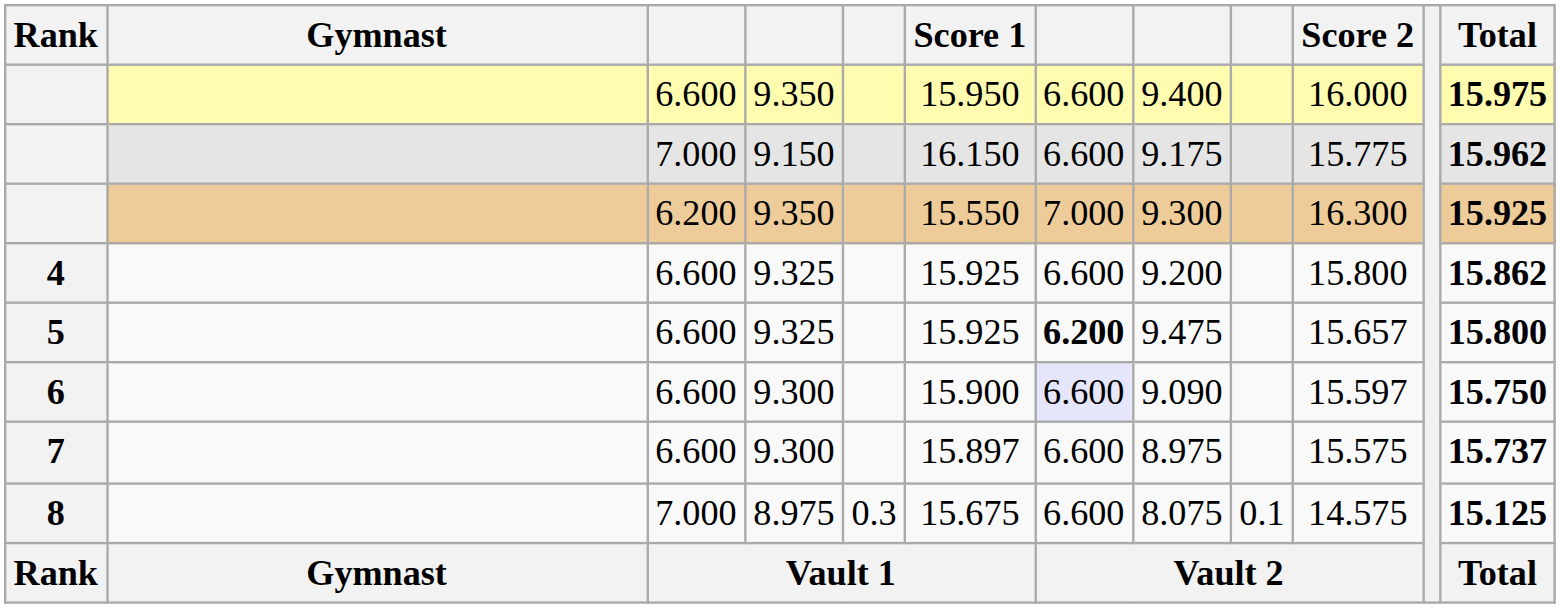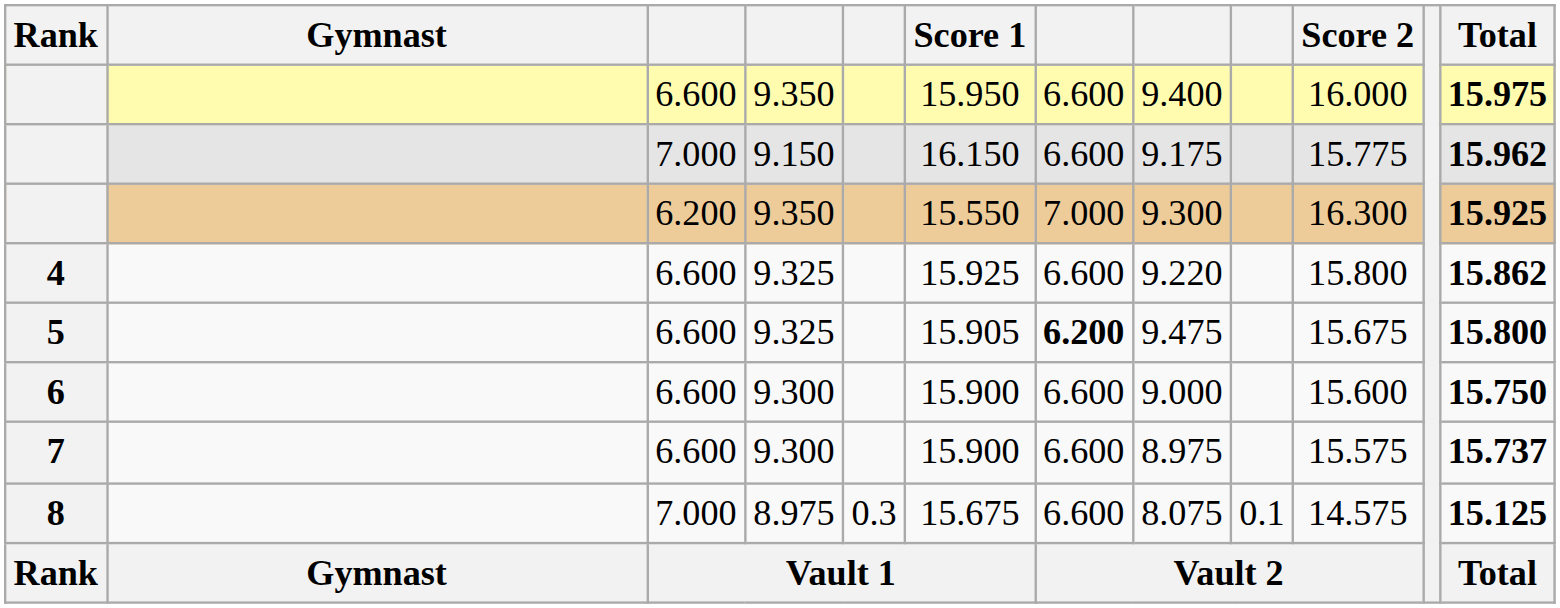(1182, 273) 9.200 -> (1182, 273) 9.220
(970, 332) 15.925 -> (970, 332) 15.905
(1358, 332) 15.657 -> (1358, 332) 15.675
(1084, 392) lavender background -> (1084, 392) no background
(1182, 392) 9.090 -> (1182, 392) 9.000
(1358, 392) 15.597 -> (1358, 392) 15.600
(970, 452) 15.897 -> (970, 452) 15.900
